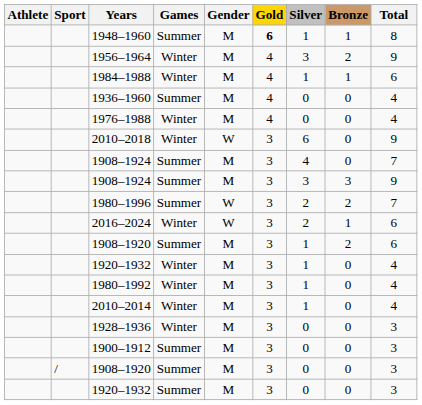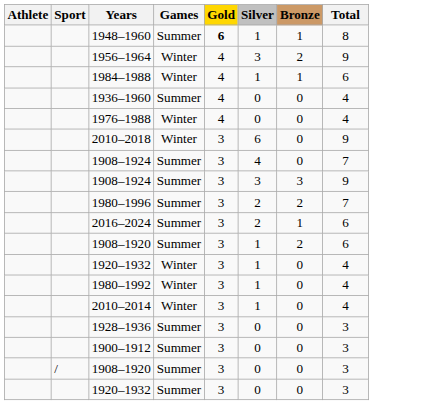- column: (228, 14)
(179, 222) Winter -> (179, 222) Summer
(179, 327) Winter -> (179, 327) Summer
